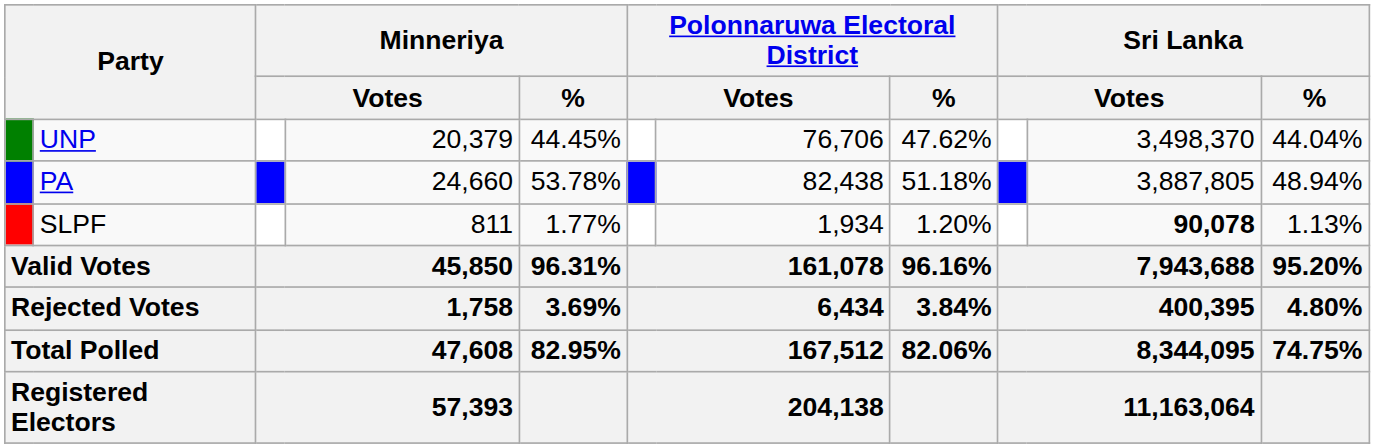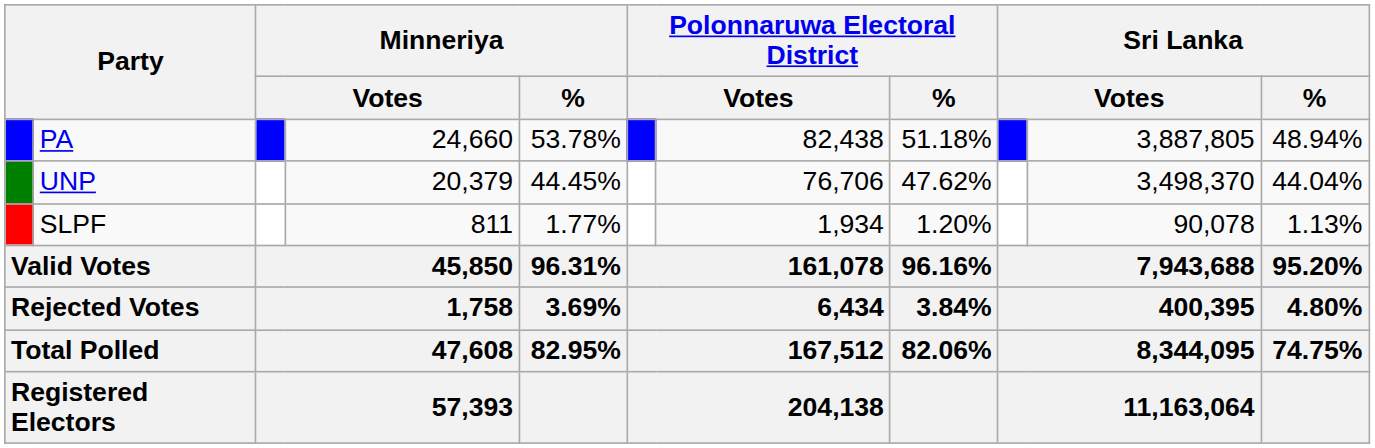rows swapped: (57, 181) <-> (68, 139)
(1214, 223) bold -> (1214, 223) normal
